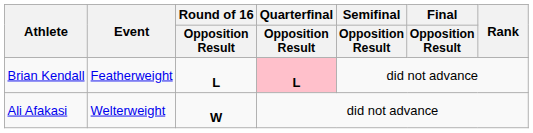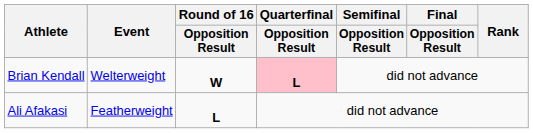(132, 76) Featherweight -> (128, 76) Welterweight
(216, 83) L -> (216, 83) W
(128, 110) Welterweight -> (132, 110) Featherweight
(216, 118) W -> (216, 118) L
